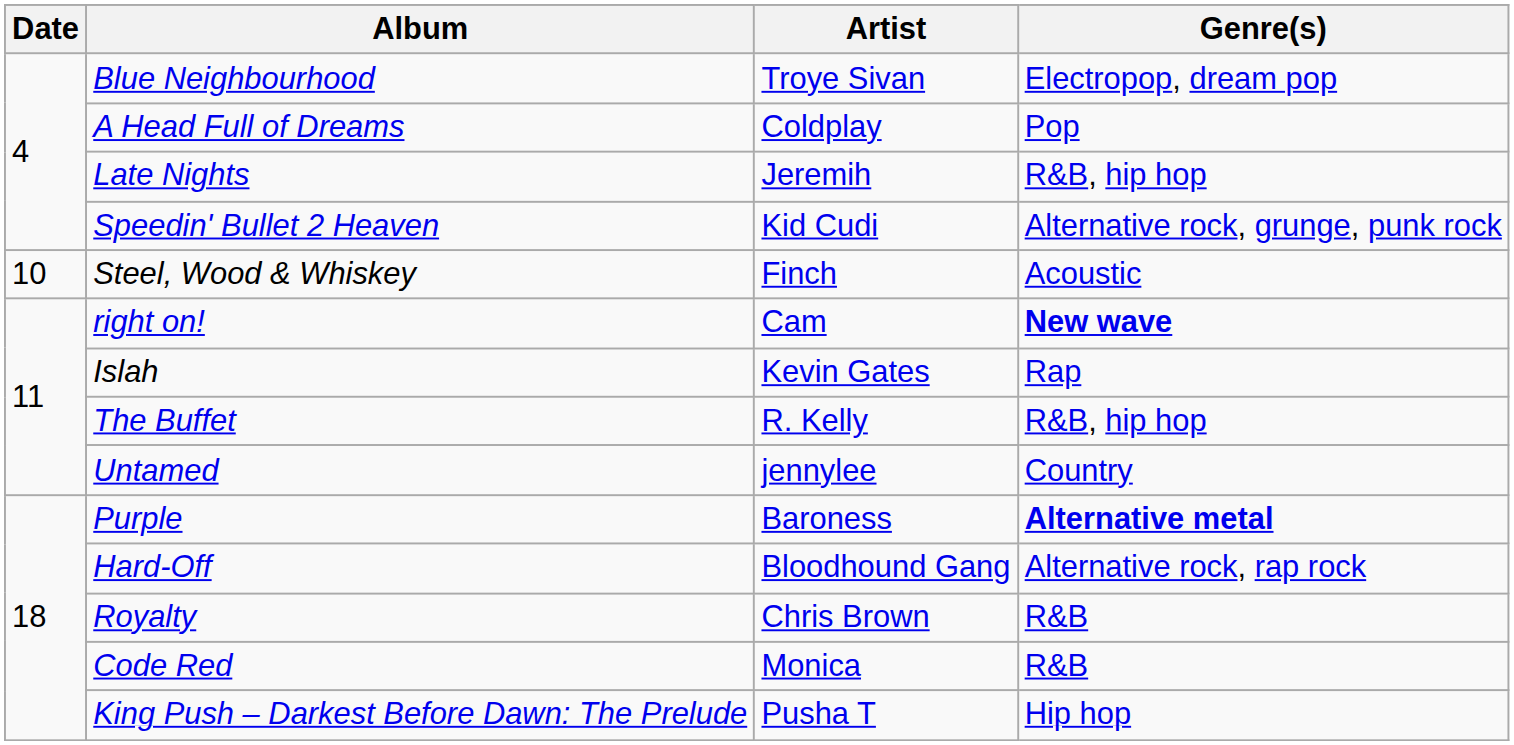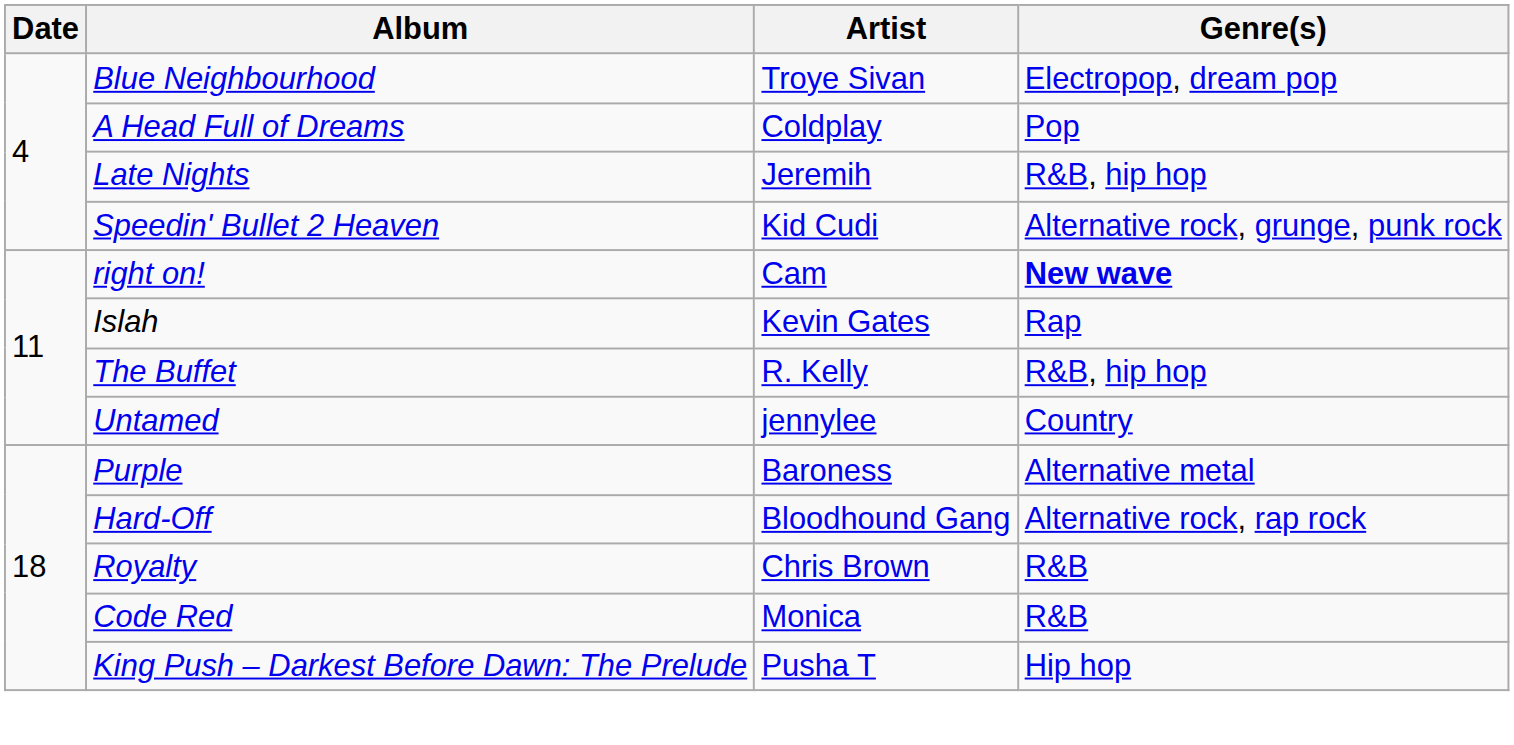- row: (255, 273)
(1149, 518) bold -> (1140, 469) normal
